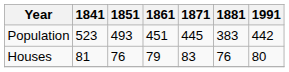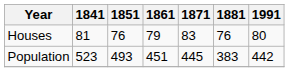rows swapped: (38, 35) <-> (30, 56)
